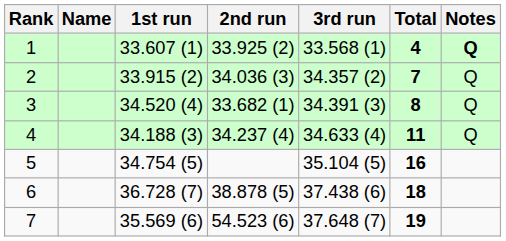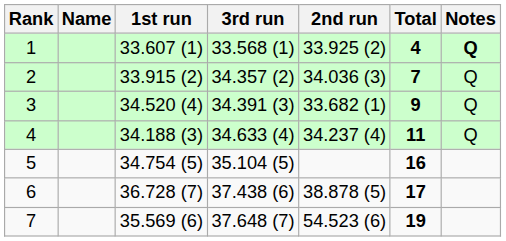columns swapped: (253, 18) <-> (345, 18)
(416, 105) 8 -> (416, 105) 9
(416, 192) 18 -> (416, 192) 17
